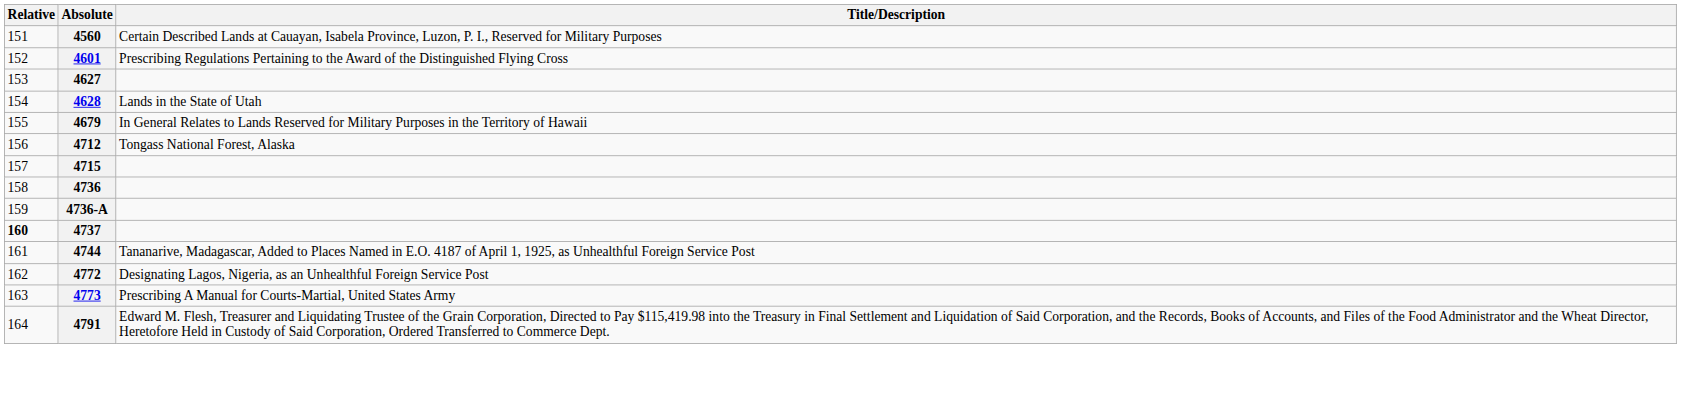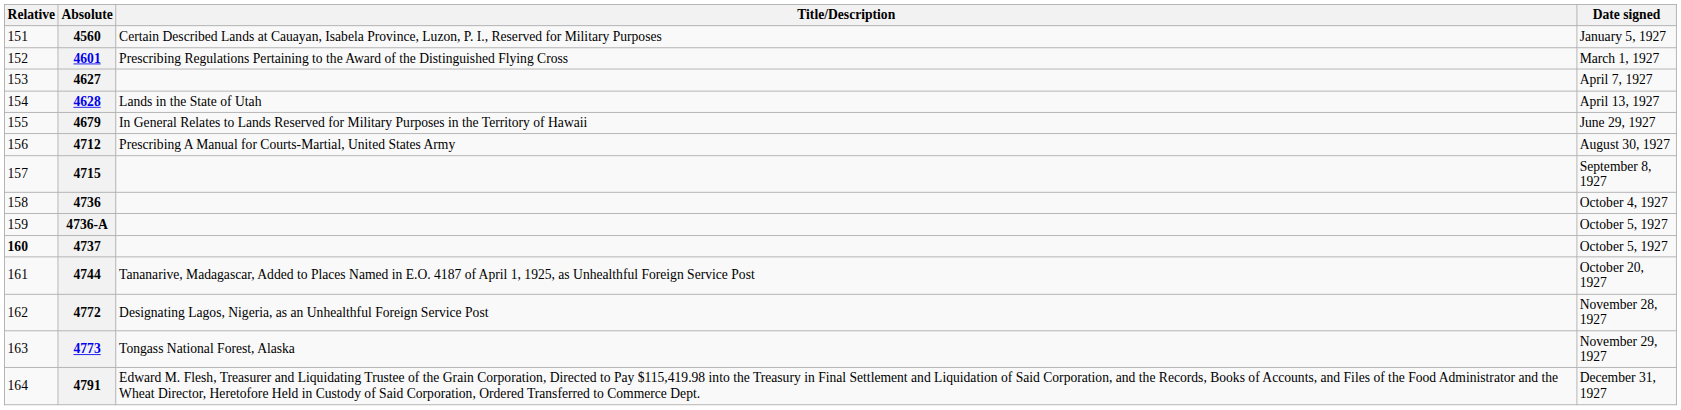+ column: (1626, 15)
(207, 144) Tongass National Forest, Alaska -> (287, 144) Prescribing A Manual for Courts-Martial, United States Army
(287, 295) Prescribing A Manual for Courts-Martial, United States Army -> (207, 349) Tongass National Forest, Alaska
